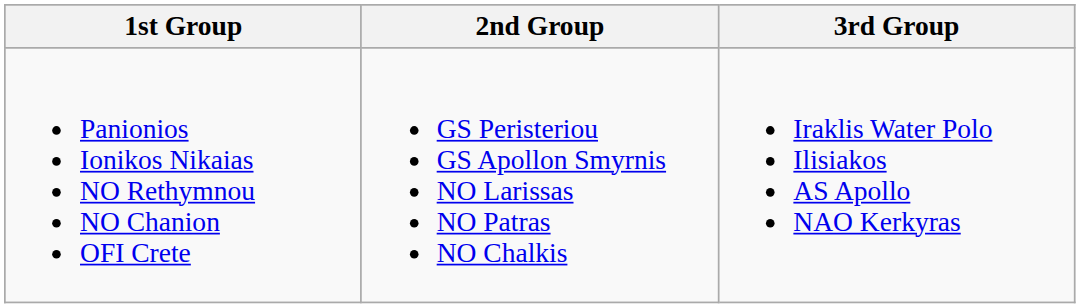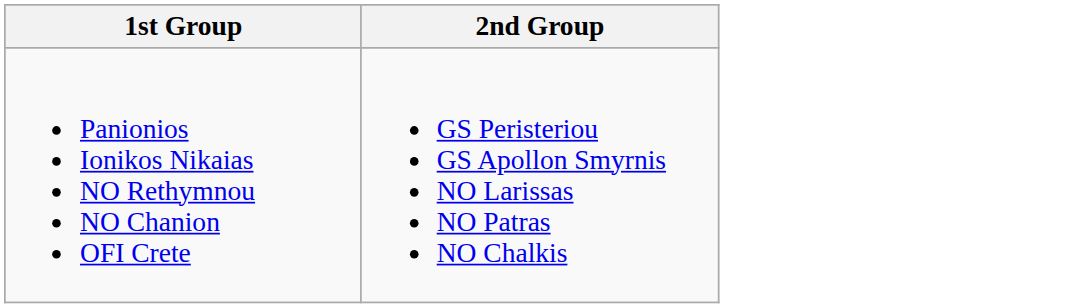- column: (897, 26)
